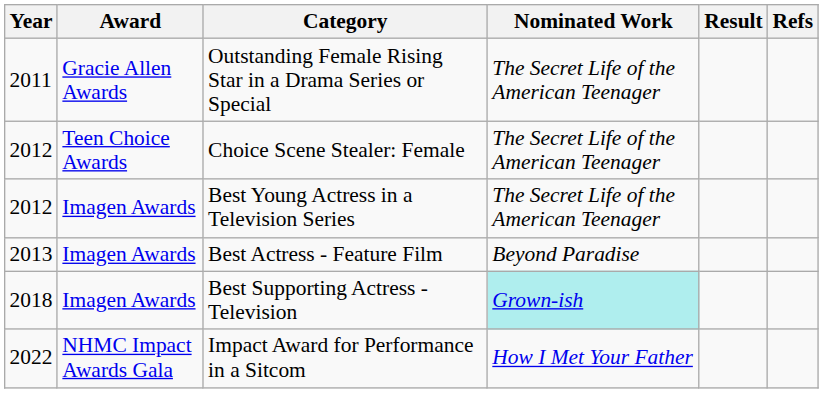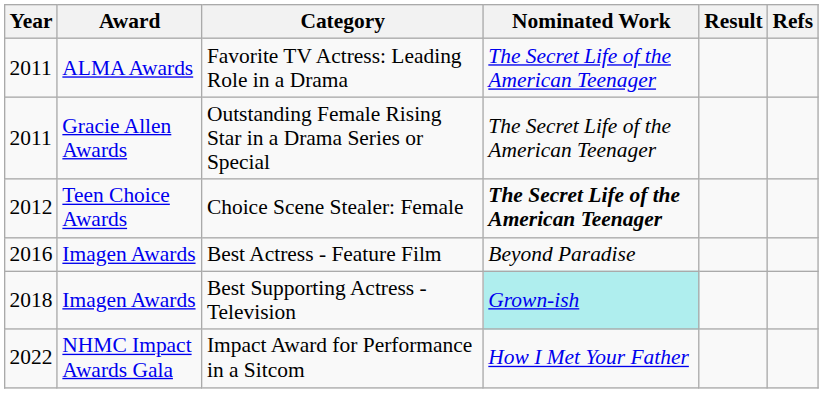+ row: (334, 67)
(584, 149) normal -> (584, 207) bold
- row: (310, 207)
(31, 253) 2013 -> (31, 253) 2016
